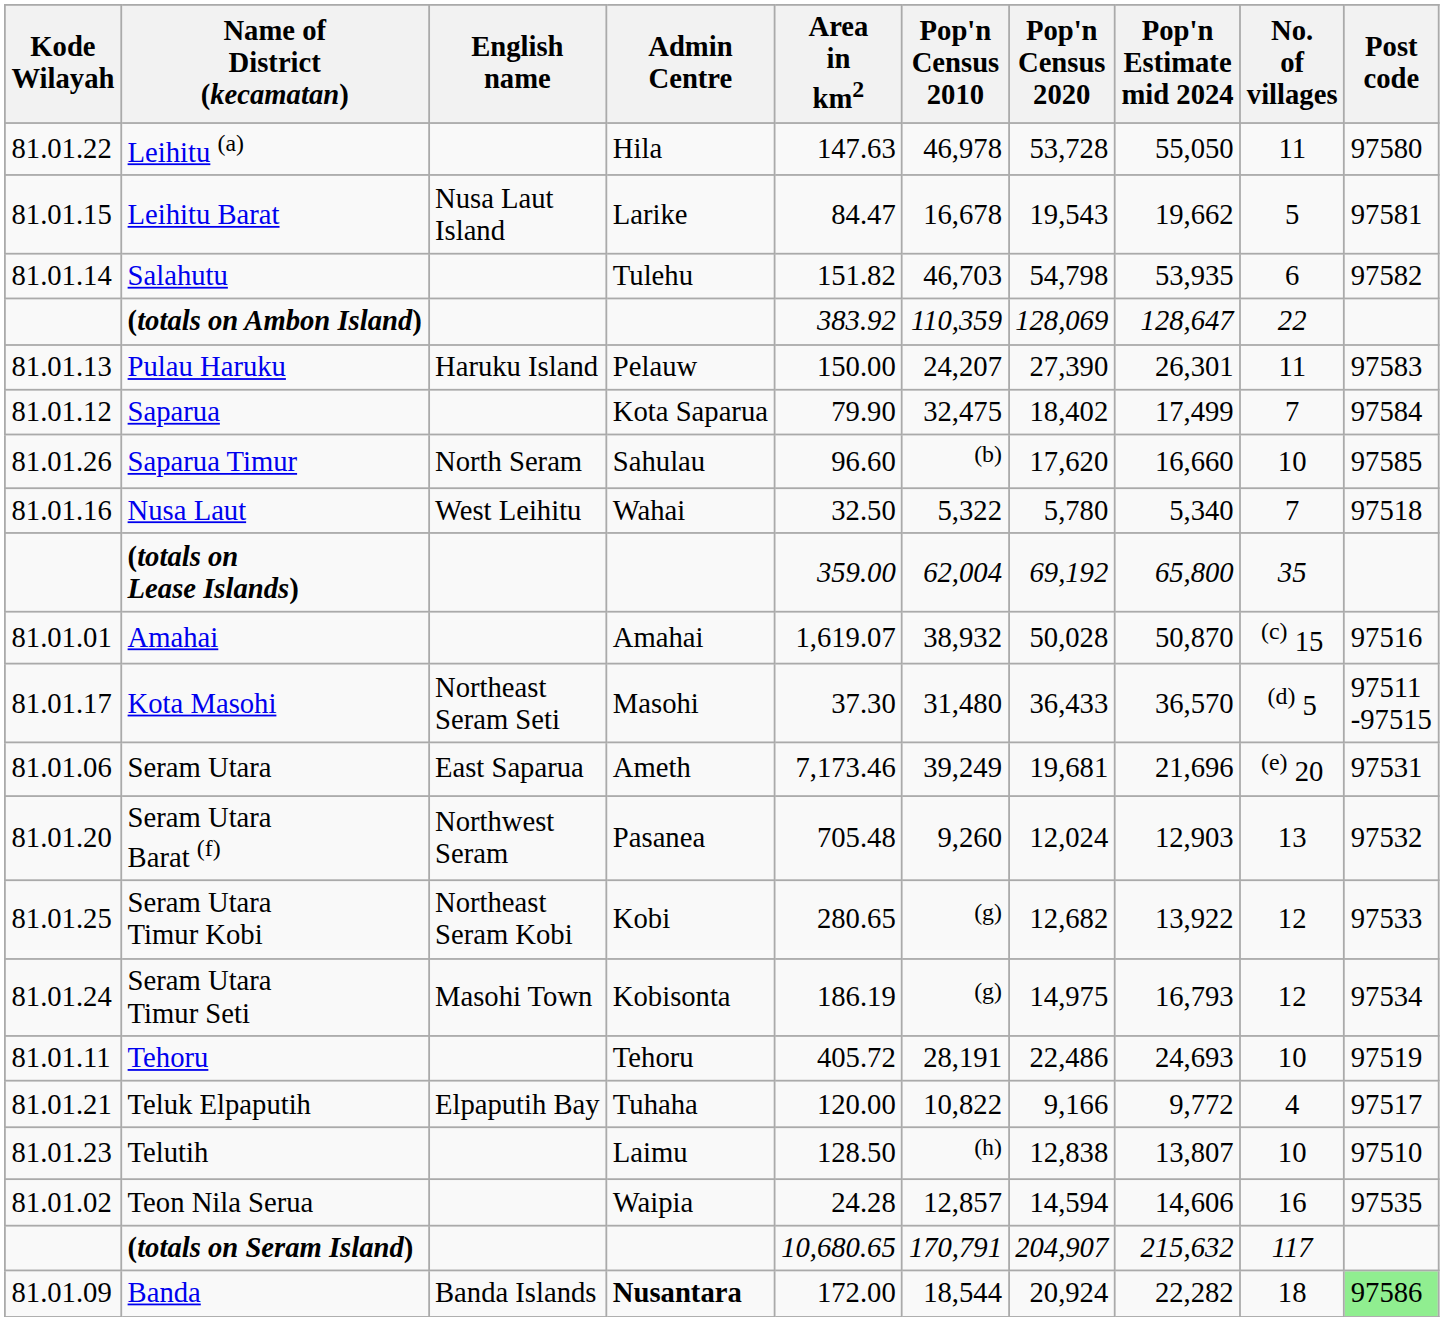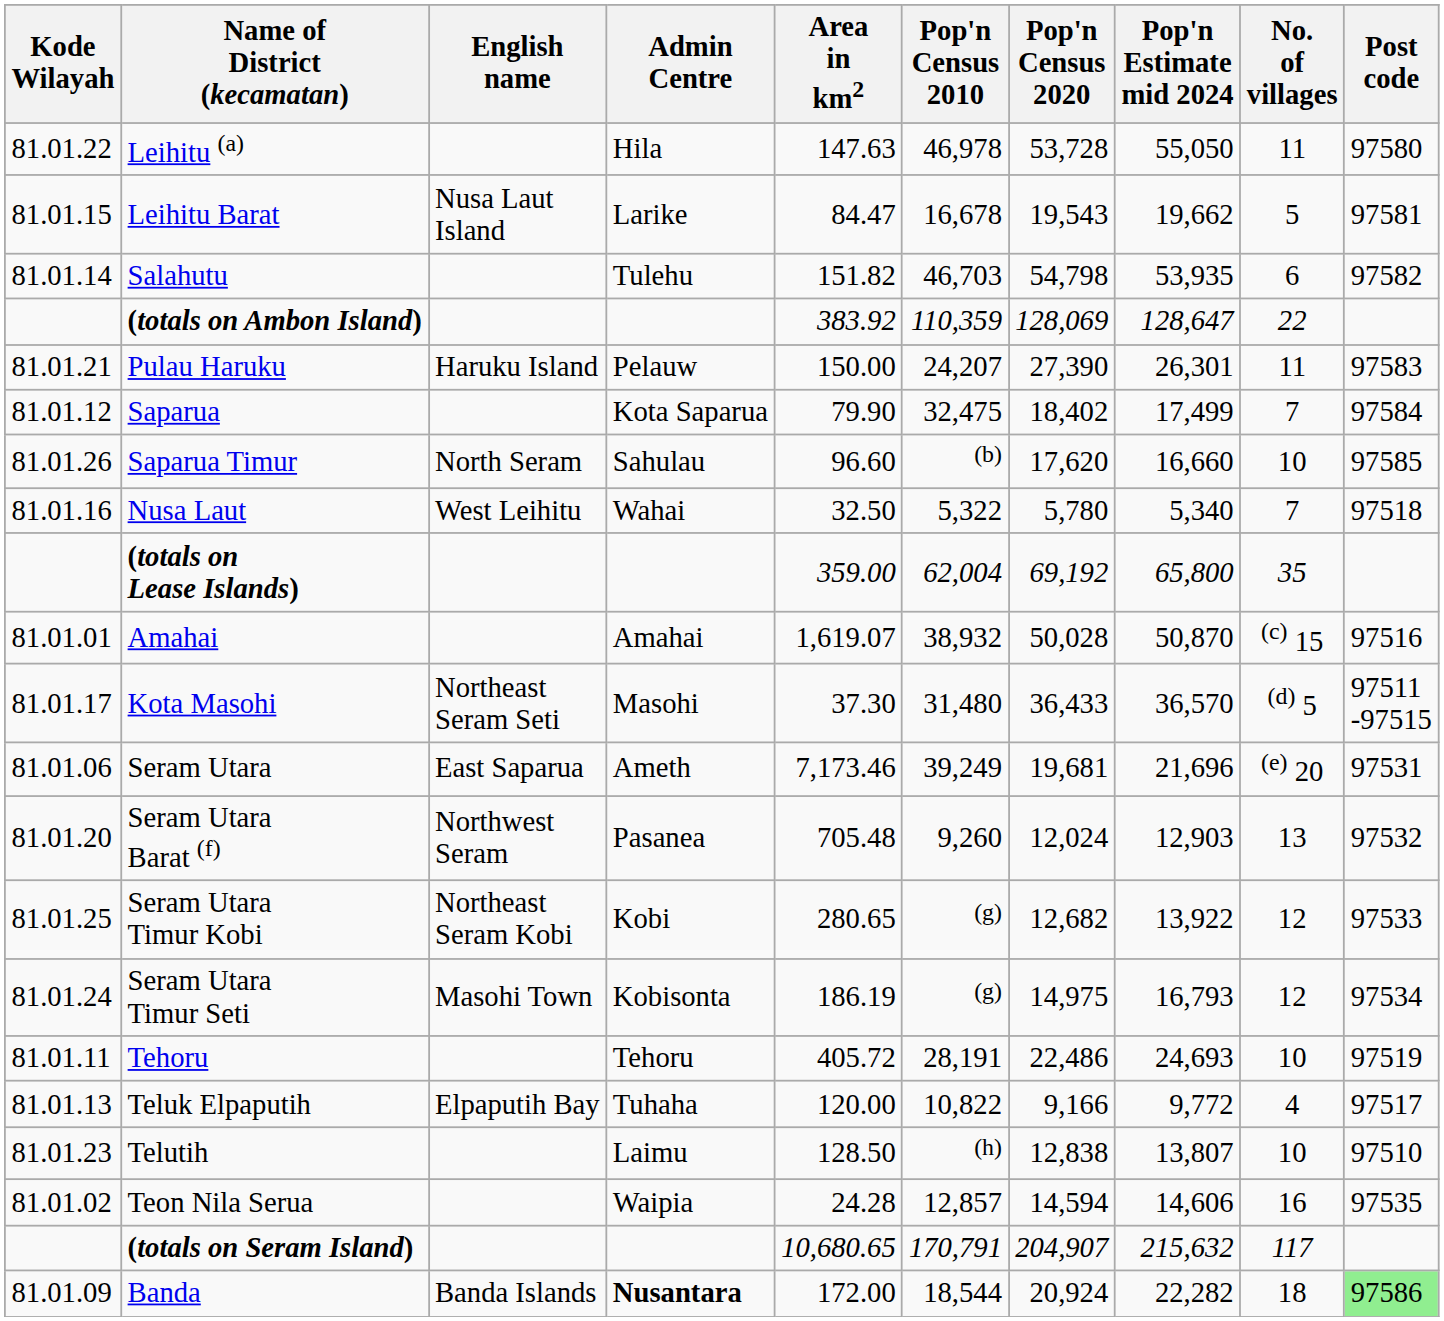(62, 366) 81.01.13 -> (62, 366) 81.01.21
(62, 1103) 81.01.21 -> (62, 1103) 81.01.13
